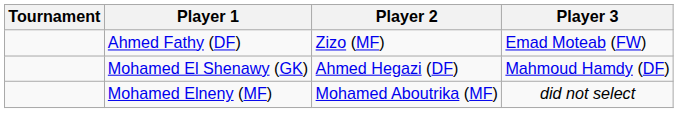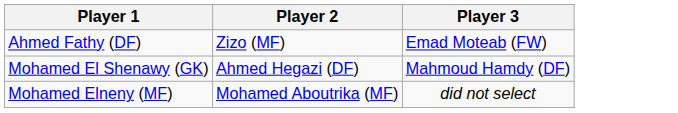- column: (54, 17)
